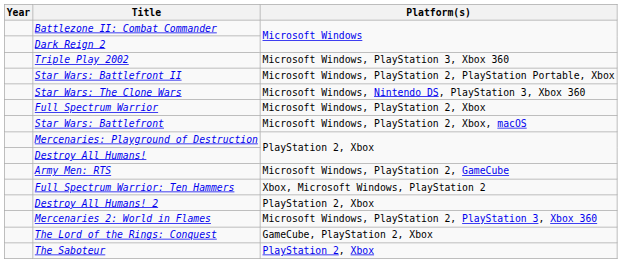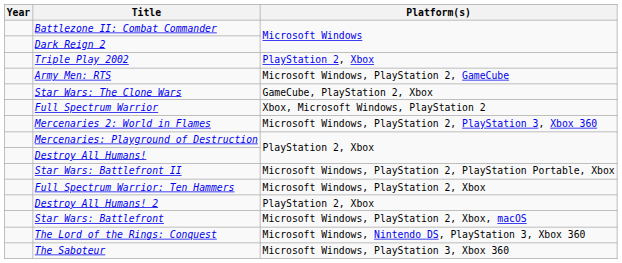(386, 60) Microsoft Windows, PlayStation 3, Xbox 360 -> (318, 60) PlayStation 2, Xbox
rows swapped: (73, 171) <-> (108, 76)
(424, 92) Microsoft Windows, Nintendo DS, PlayStation 3, Xbox 360 -> (348, 92) GameCube, PlayStation 2, Xbox
(374, 108) Microsoft Windows, PlayStation 2, Xbox -> (374, 108) Xbox, Microsoft Windows, PlayStation 2
rows swapped: (99, 124) <-> (123, 219)
(374, 187) Xbox, Microsoft Windows, PlayStation 2 -> (374, 187) Microsoft Windows, PlayStation 2, Xbox
(348, 235) GameCube, PlayStation 2, Xbox -> (424, 235) Microsoft Windows, Nintendo DS, PlayStation 3, Xbox 360
(318, 251) PlayStation 2, Xbox -> (386, 251) Microsoft Windows, PlayStation 3, Xbox 360
